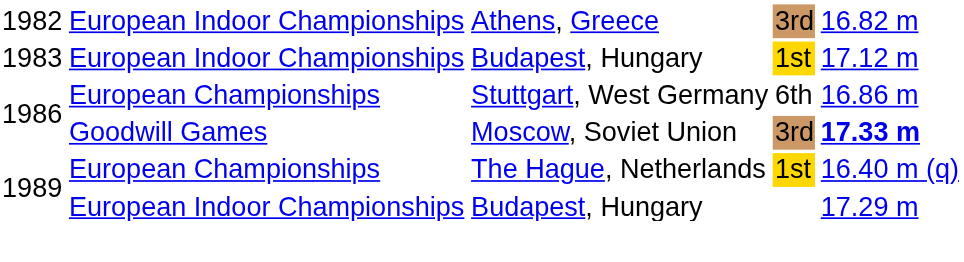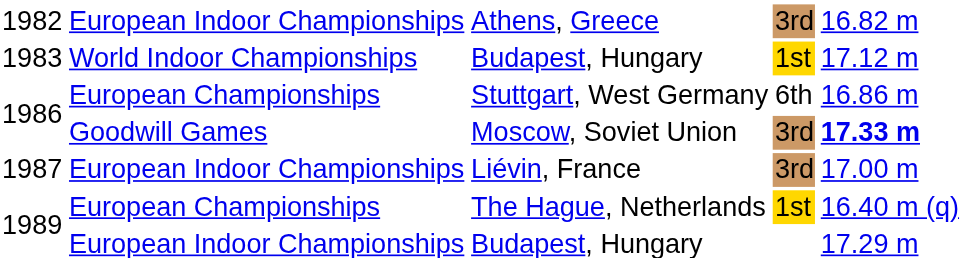(267, 58) European Indoor Championships -> (243, 58) World Indoor Championships
+ row: (32, 169)
